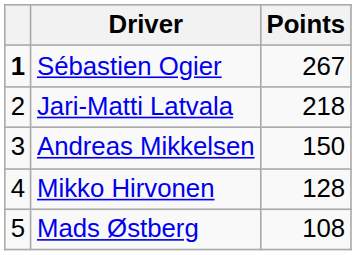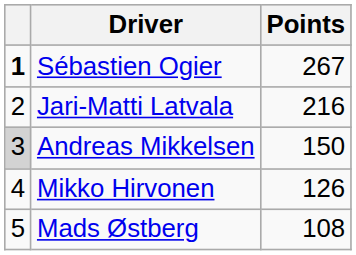(324, 106) 218 -> (324, 106) 216
(18, 147) no background -> (18, 147) lightgrey background
(324, 188) 128 -> (324, 188) 126
